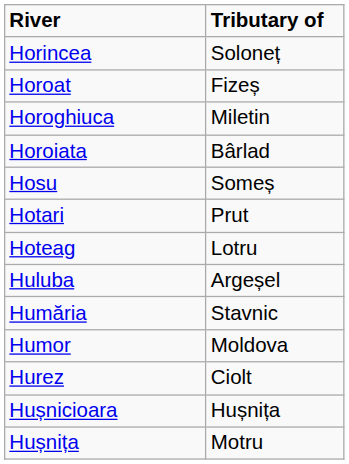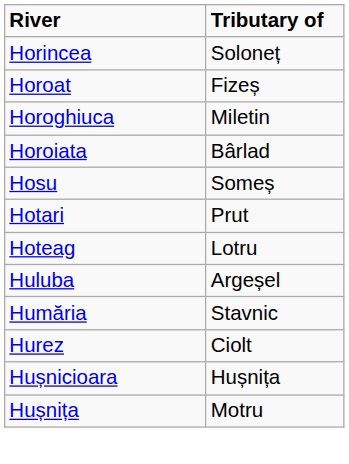- row: (40, 345)
